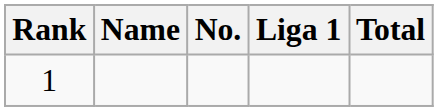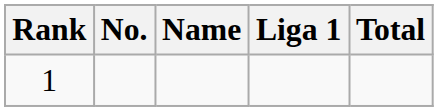columns swapped: (218, 29) <-> (140, 29)
